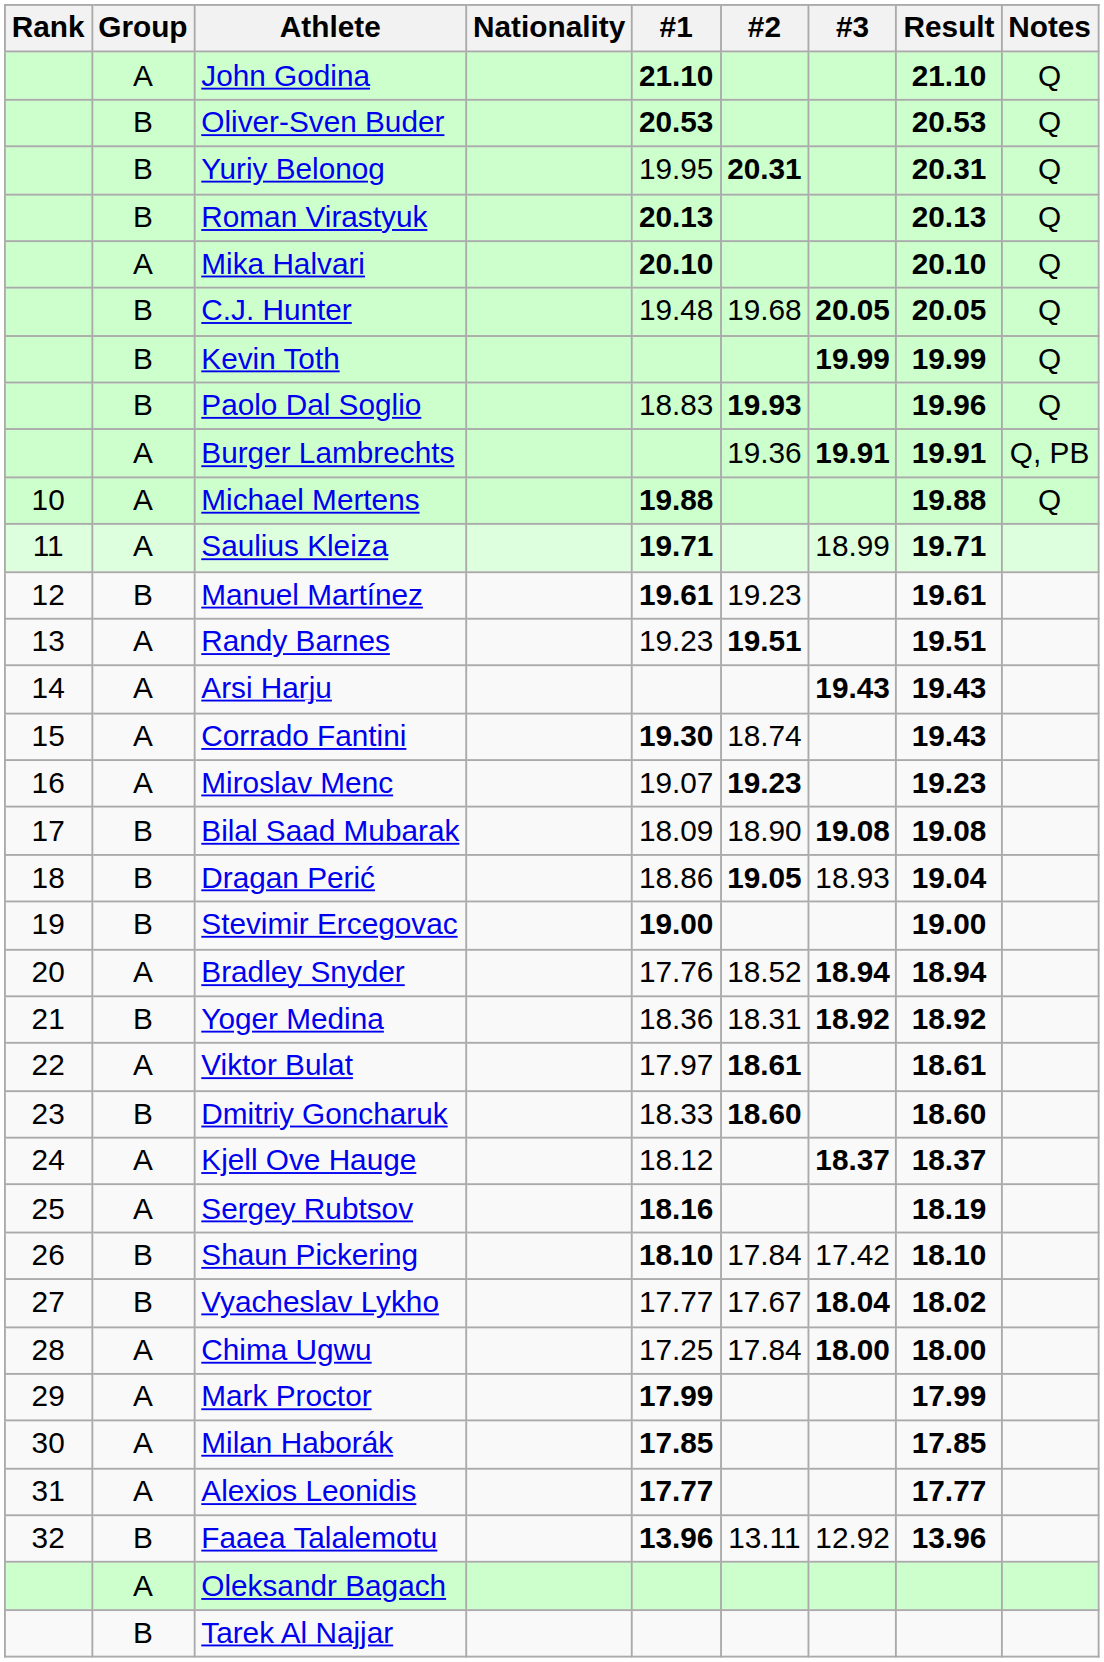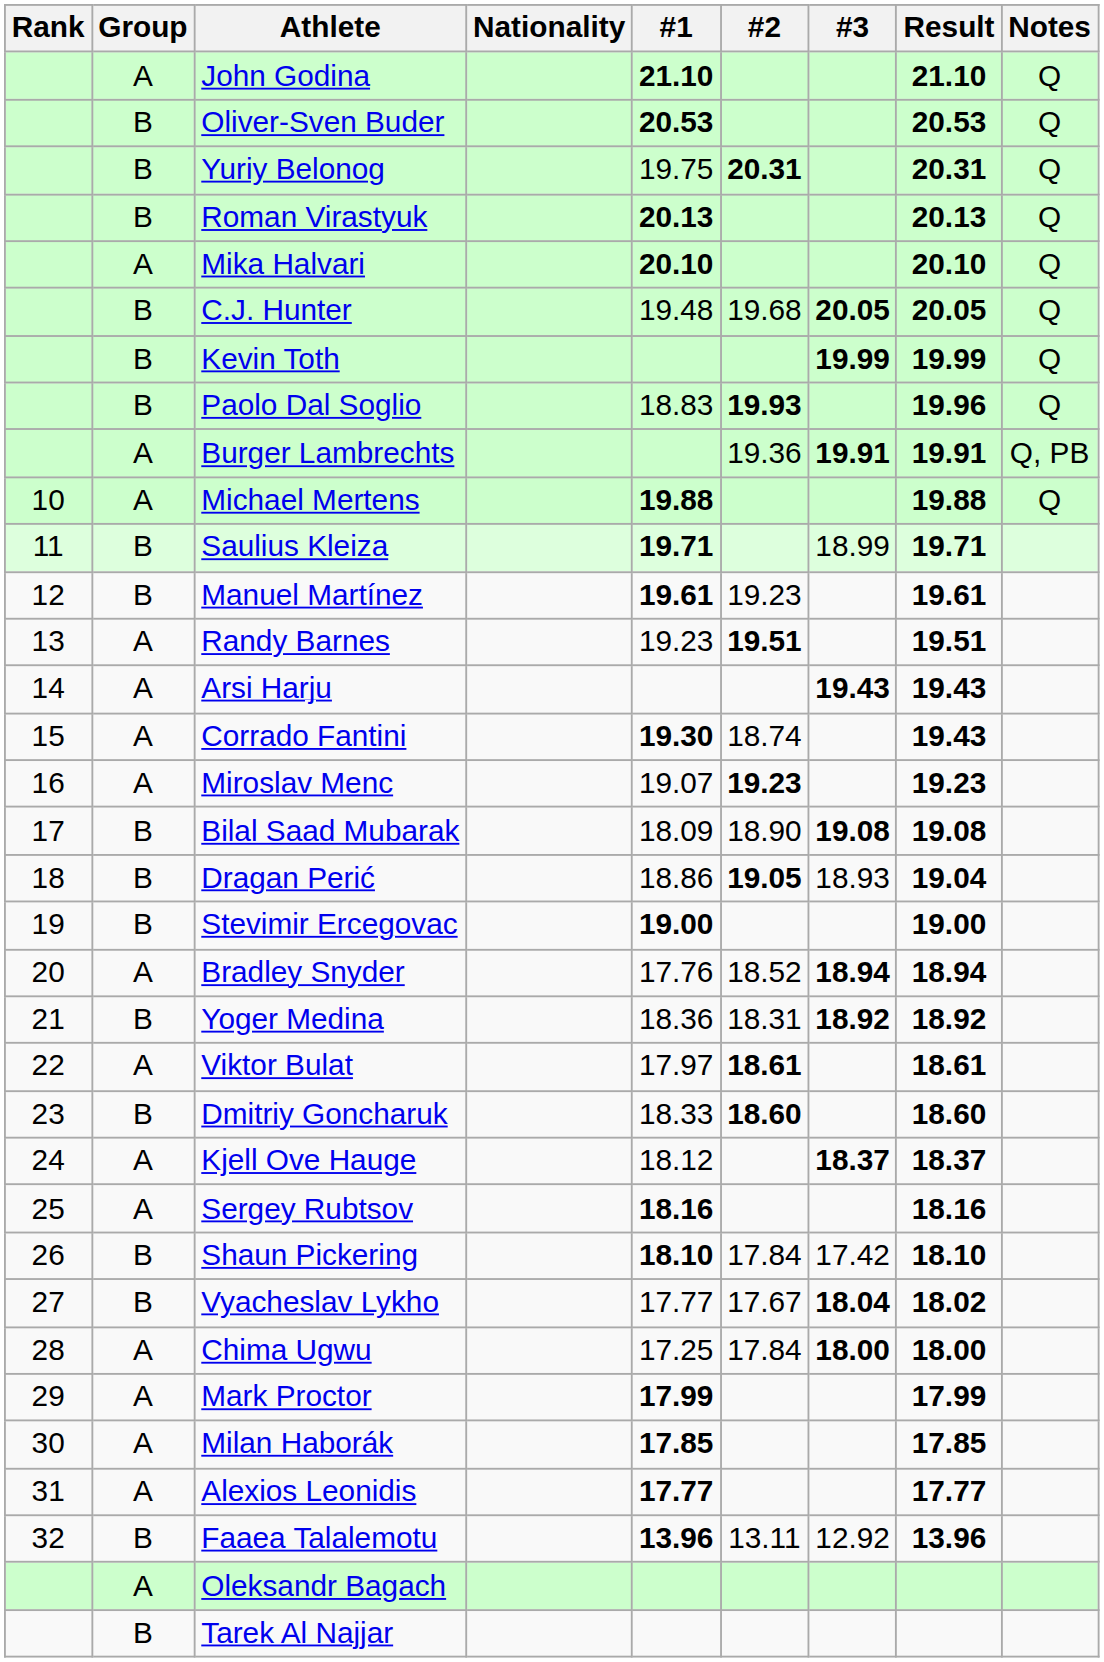(676, 169) 19.95 -> (676, 169) 19.75
(143, 547) A -> (143, 547) B
(949, 1208) 18.19 -> (949, 1208) 18.16
